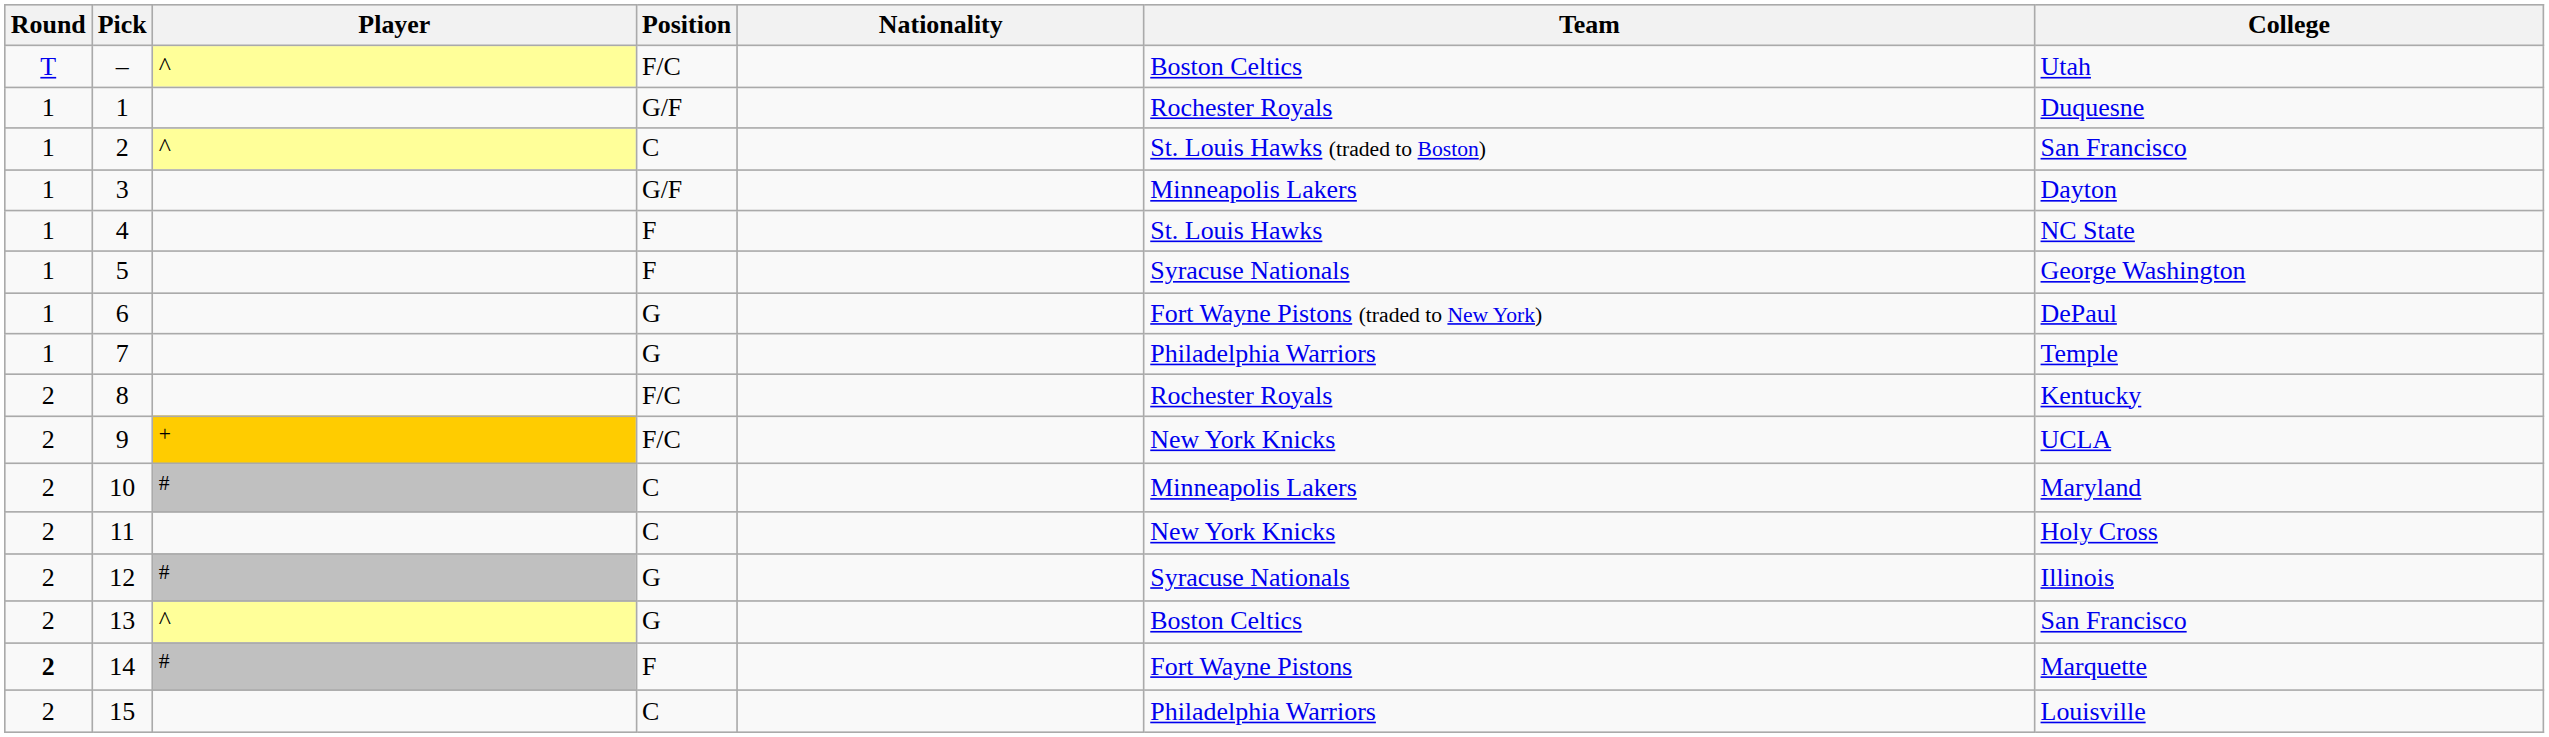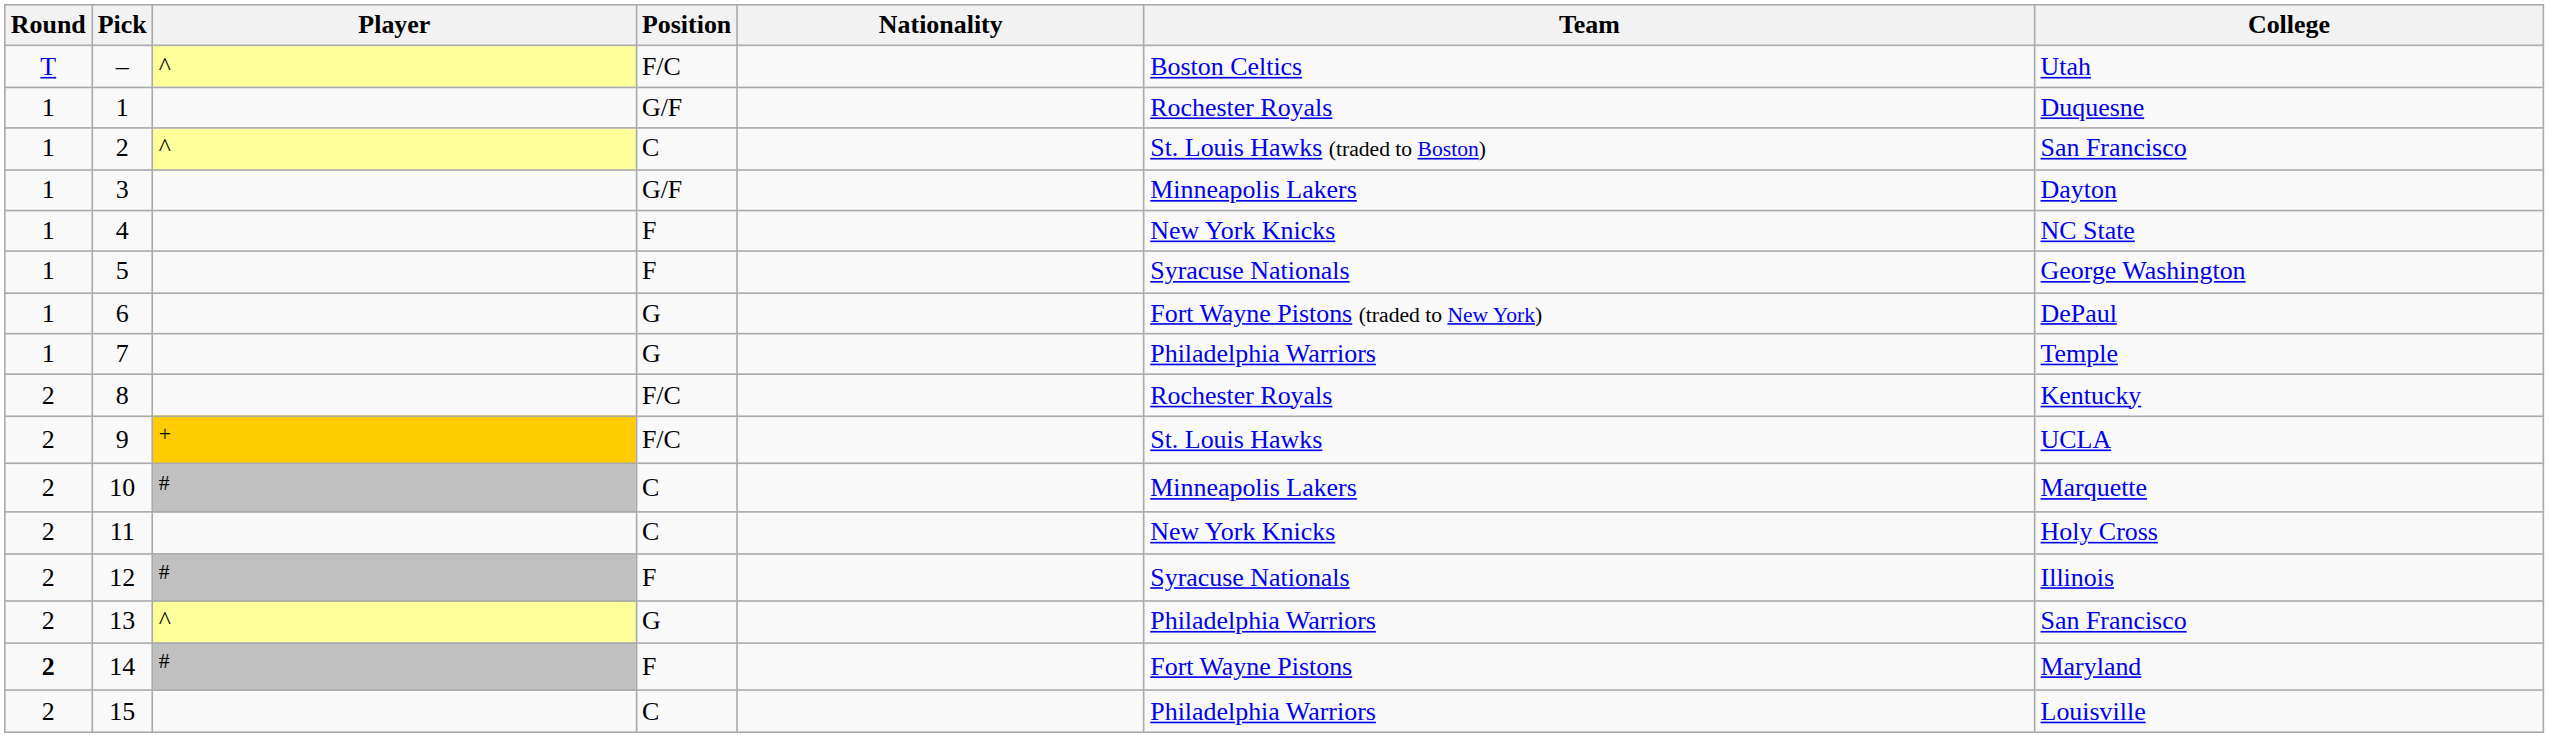(1236, 230) St. Louis Hawks -> (1243, 230) New York Knicks
(1243, 439) New York Knicks -> (1236, 439) St. Louis Hawks
(2091, 487) Maryland -> (2094, 487) Marquette
(651, 576) G -> (649, 576) F
(1226, 621) Boston Celtics -> (1263, 621) Philadelphia Warriors
(2094, 666) Marquette -> (2091, 666) Maryland
